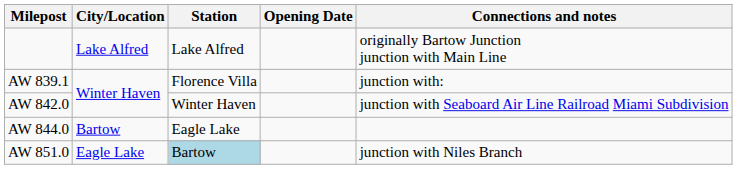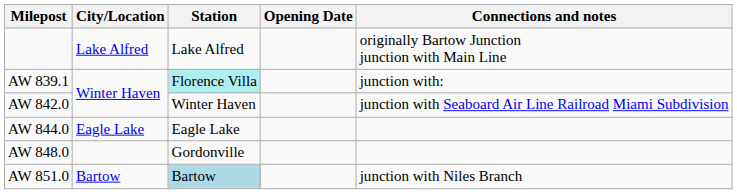(214, 81) no background -> (214, 81) paleturquoise background
(98, 128) Bartow -> (110, 128) Eagle Lake
+ row: (39, 152)
(110, 152) Eagle Lake -> (98, 176) Bartow
